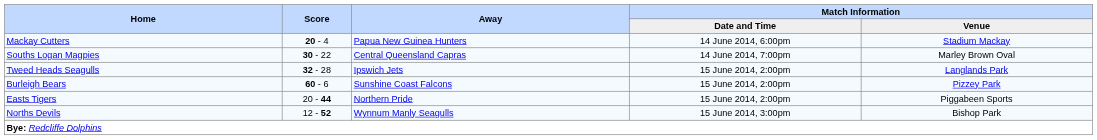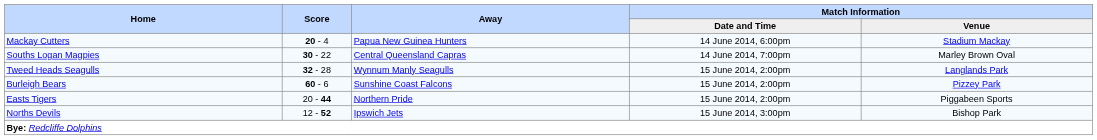(378, 70) Ipswich Jets -> (404, 70) Wynnum Manly Seagulls
(404, 113) Wynnum Manly Seagulls -> (378, 113) Ipswich Jets
